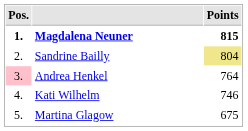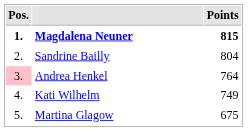(230, 55) khaki background -> (230, 55) no background
(230, 95) 746 -> (230, 95) 749
